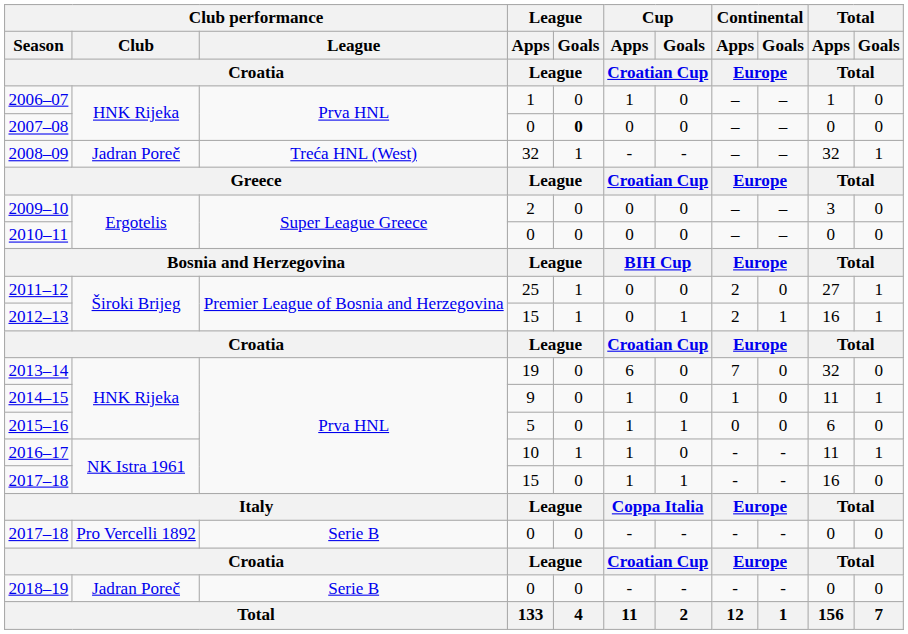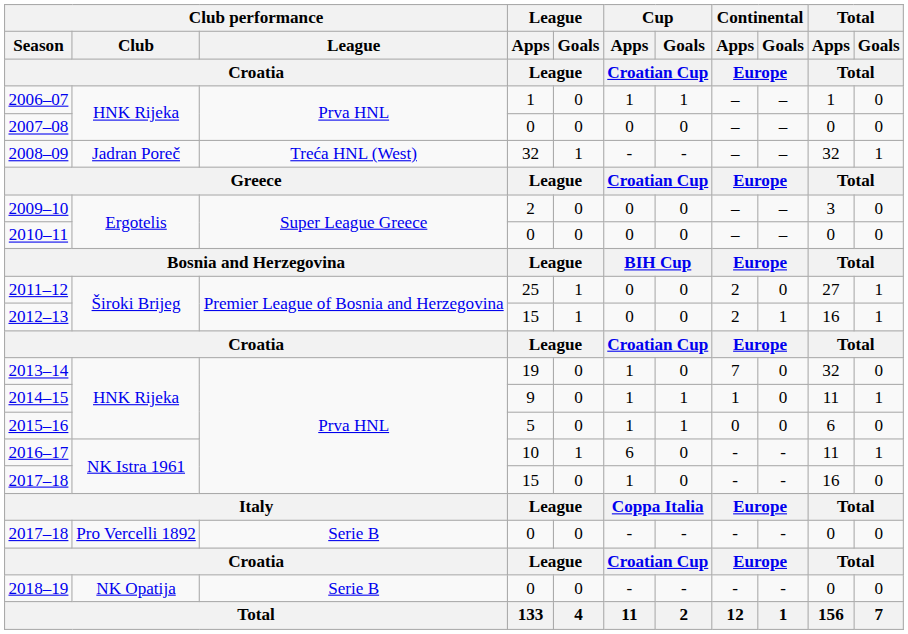(684, 99) 0 -> (684, 99) 1
(578, 126) bold -> (578, 126) normal
(684, 316) 1 -> (684, 316) 0
(629, 371) 6 -> (629, 371) 1
(684, 398) 0 -> (684, 398) 1
(629, 452) 1 -> (629, 452) 6
(684, 479) 1 -> (684, 479) 0
(136, 588) Jadran Poreč -> (136, 588) NK Opatija
